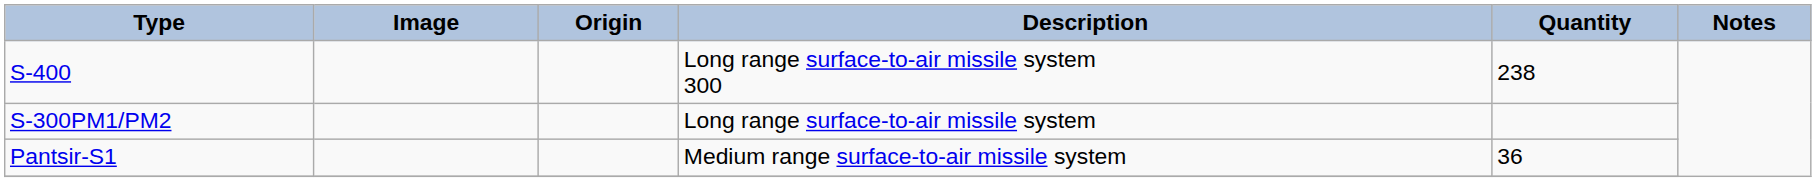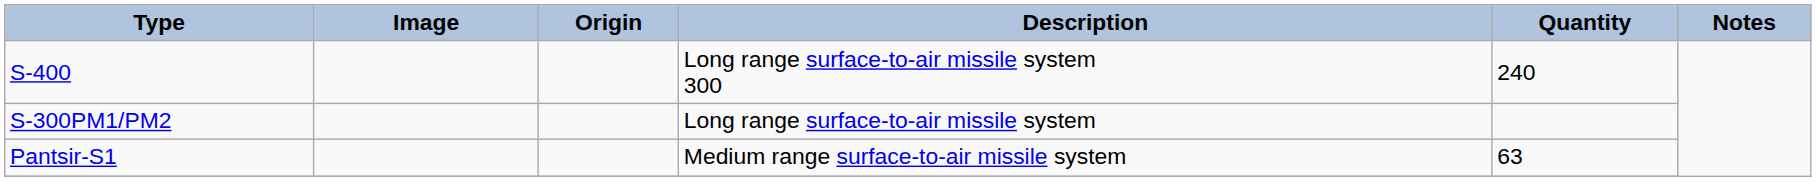(1516, 71) 238 -> (1516, 71) 240
(1510, 157) 36 -> (1510, 157) 63
